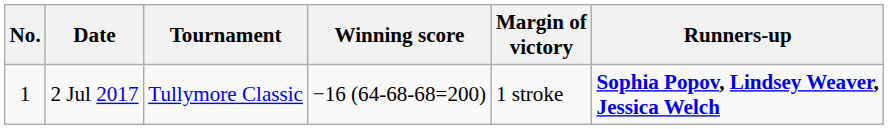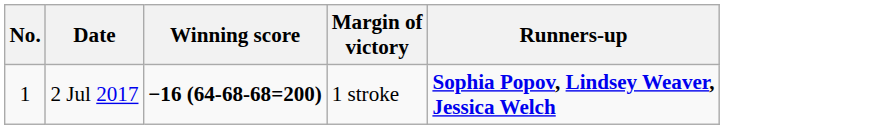- column: (226, 34)
(399, 94) normal -> (235, 94) bold
